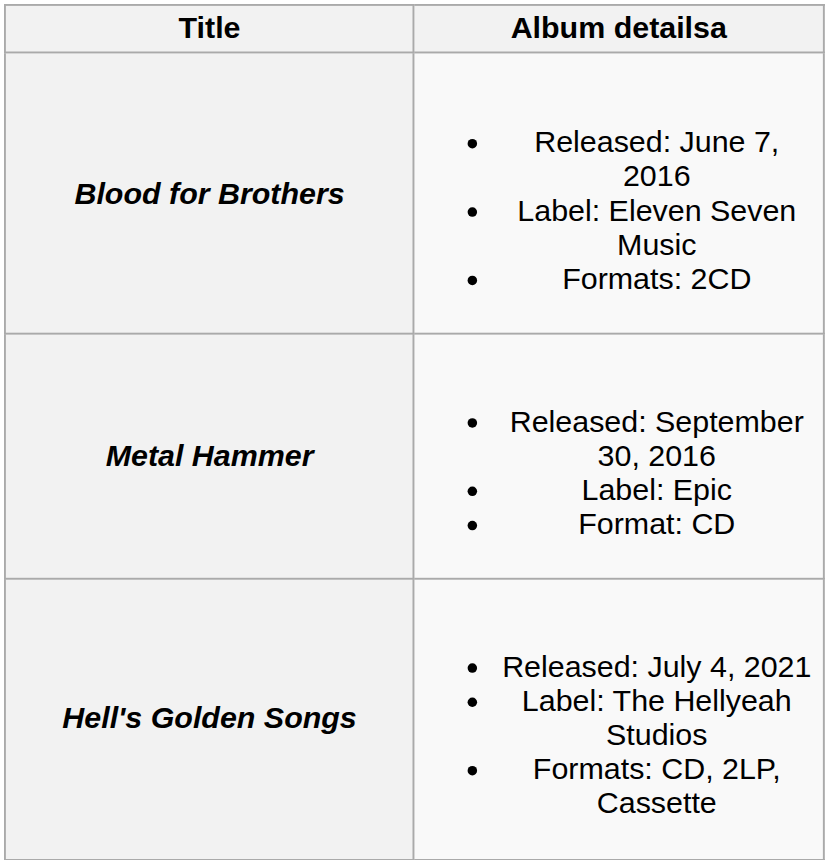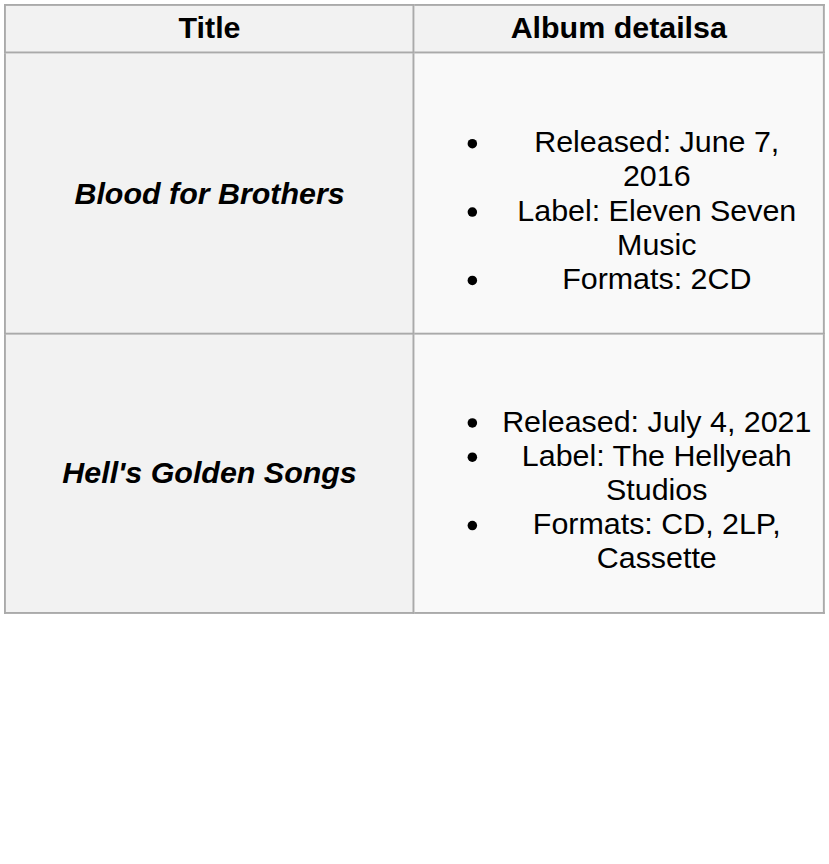- row: (210, 455)
